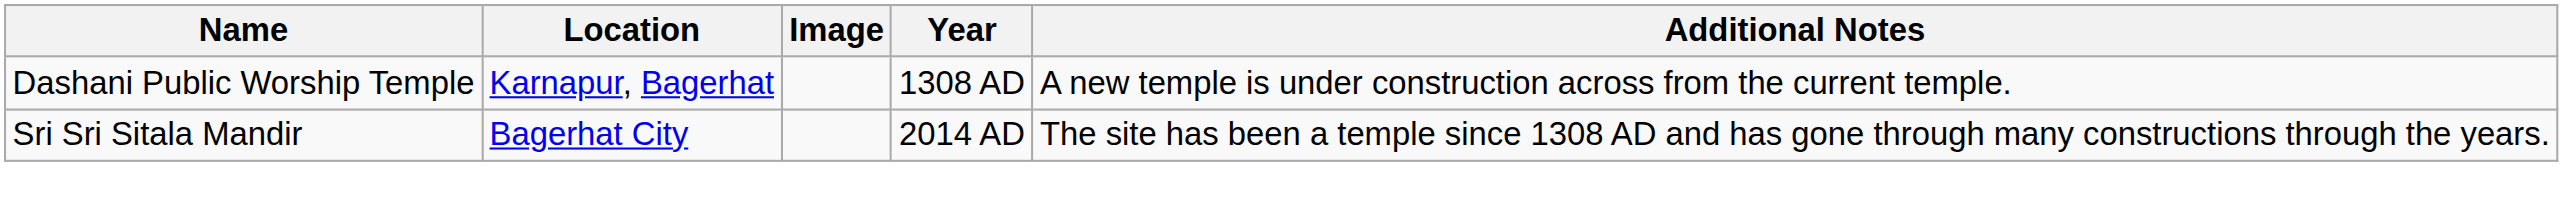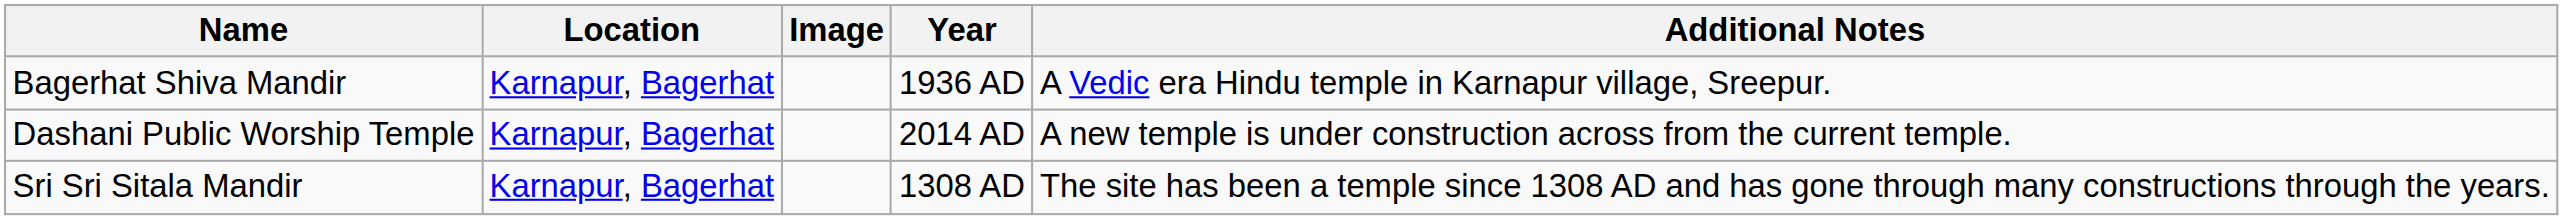+ row: (179, 82)
(962, 82) 1308 AD -> (962, 134) 2014 AD
(589, 134) Bagerhat City -> (632, 186) Karnapur, Bagerhat
(962, 134) 2014 AD -> (962, 186) 1308 AD
